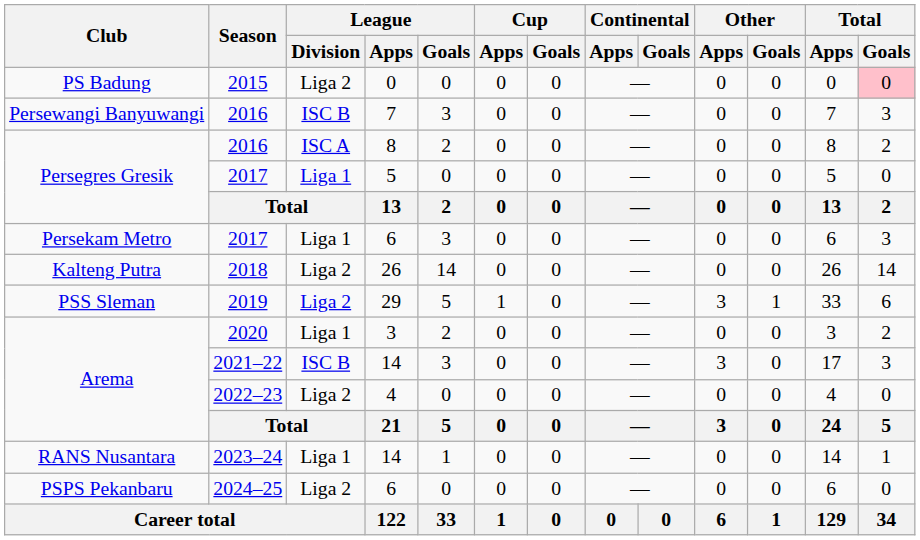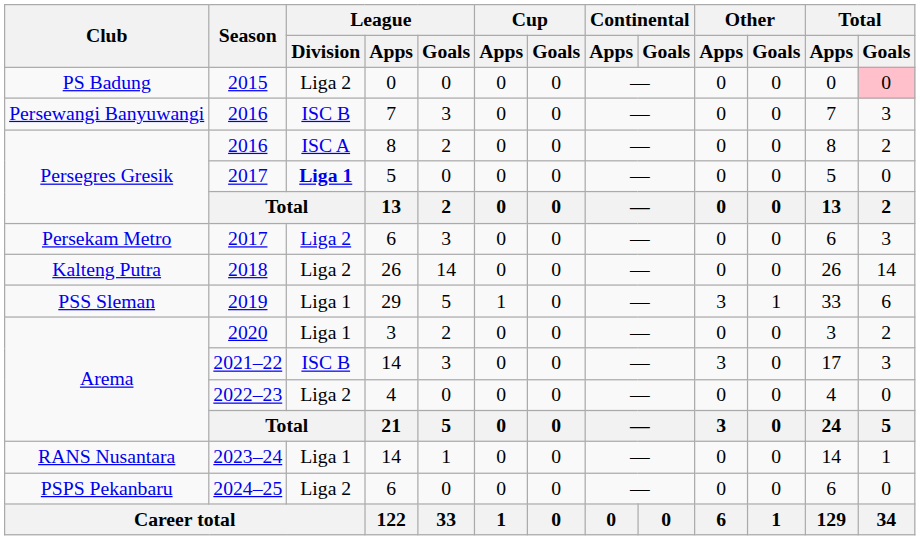(326, 176) normal -> (326, 176) bold
(326, 238) Liga 1 -> (326, 238) Liga 2
(326, 301) Liga 2 -> (326, 301) Liga 1
